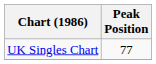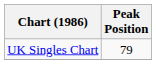(126, 49) 77 -> (126, 49) 79
